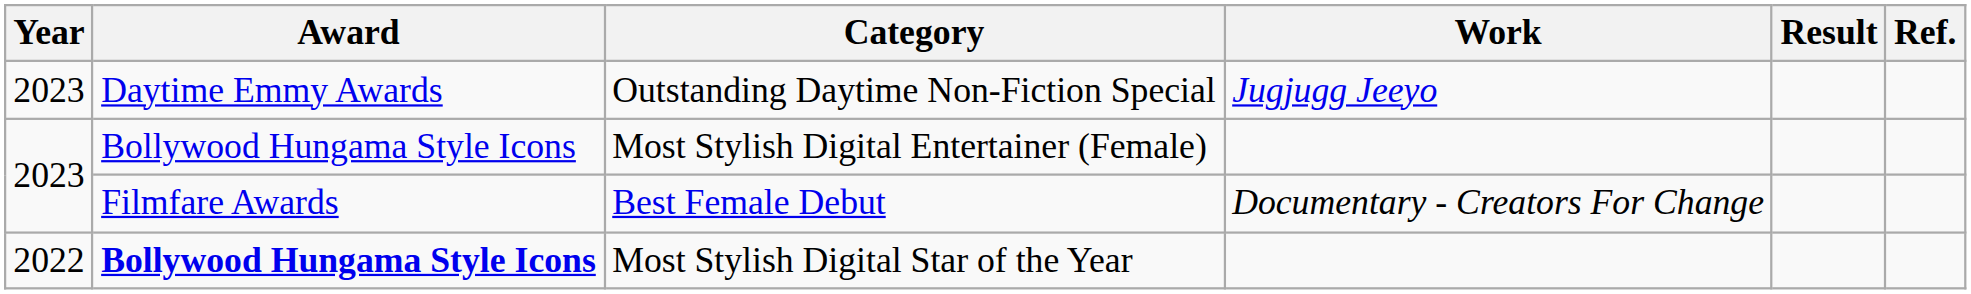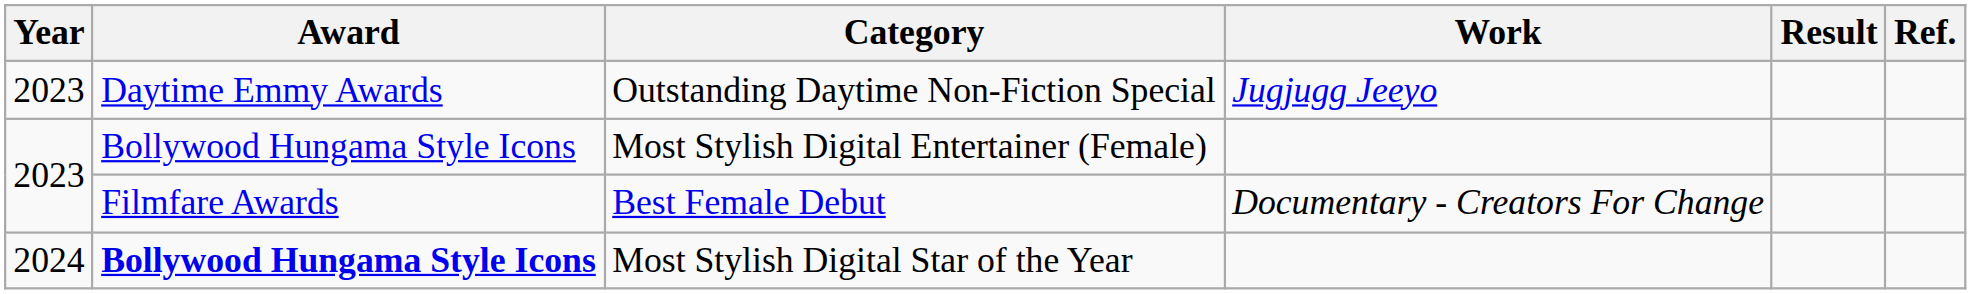(49, 259) 2022 -> (49, 259) 2024
